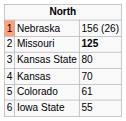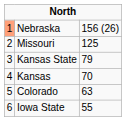(90, 44) bold -> (90, 44) normal
(87, 60) 80 -> (87, 60) 79
(87, 92) 61 -> (87, 92) 63
